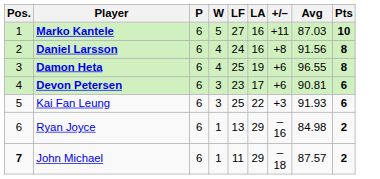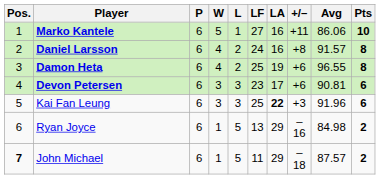+ column: (238, 13)
(312, 31) 87.03 -> (331, 31) 86.06
(312, 49) 91.56 -> (331, 49) 91.57
(258, 103) normal -> (277, 103) bold
(312, 103) 91.93 -> (331, 103) 91.96
